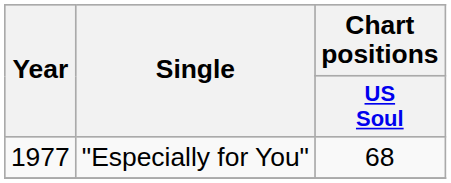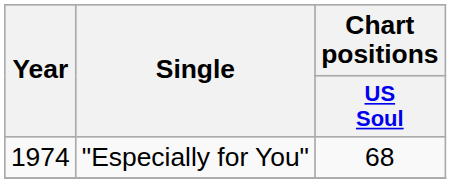(40, 156) 1977 -> (40, 156) 1974
